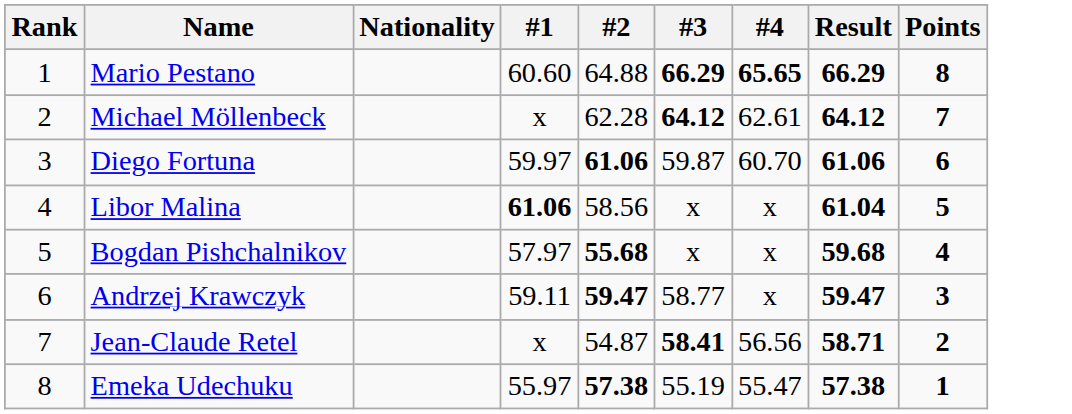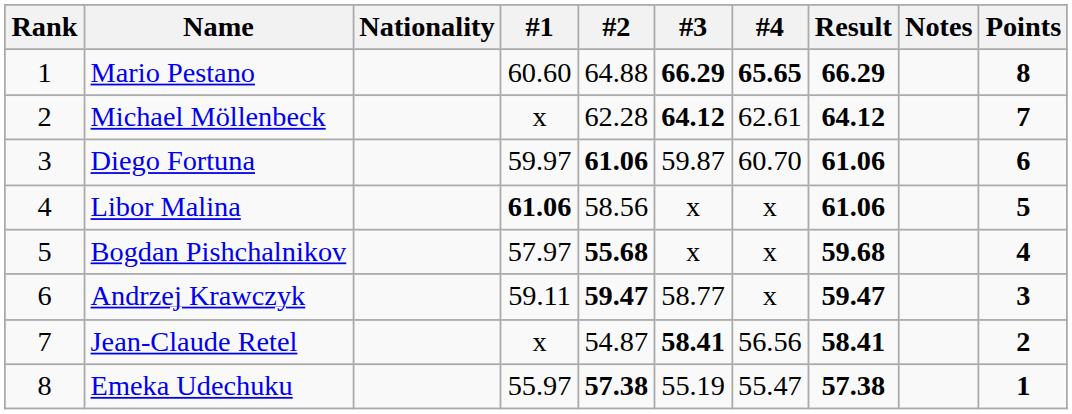+ column: (939, 26)
(853, 206) 61.04 -> (853, 206) 61.06
(853, 341) 58.71 -> (853, 341) 58.41
